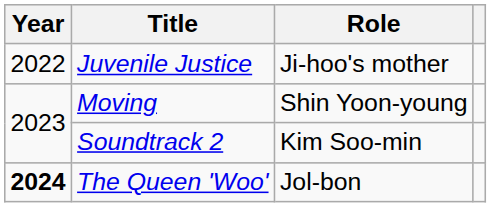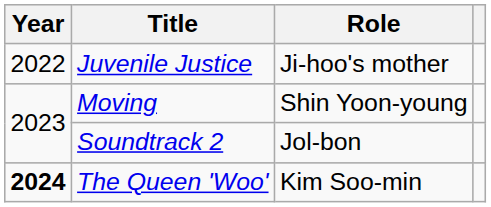(351, 142) Kim Soo-min -> (321, 142) Jol-bon
(321, 181) Jol-bon -> (351, 181) Kim Soo-min
